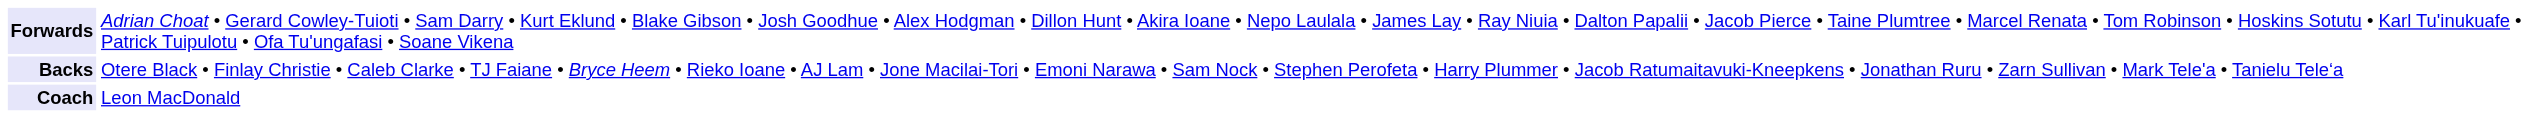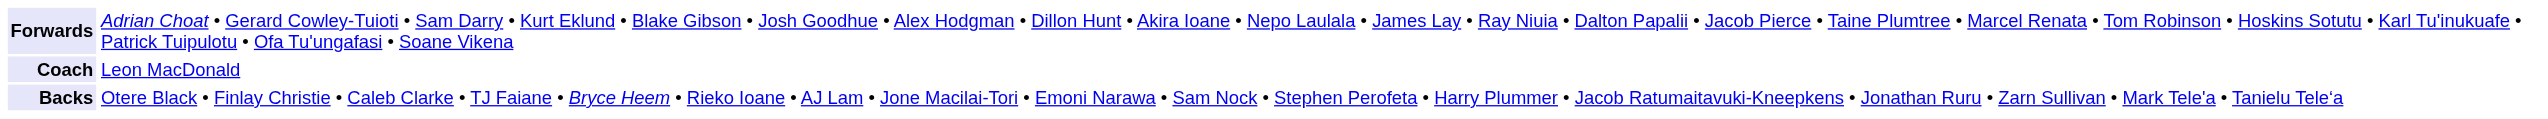rows swapped: (66, 69) <-> (65, 97)
